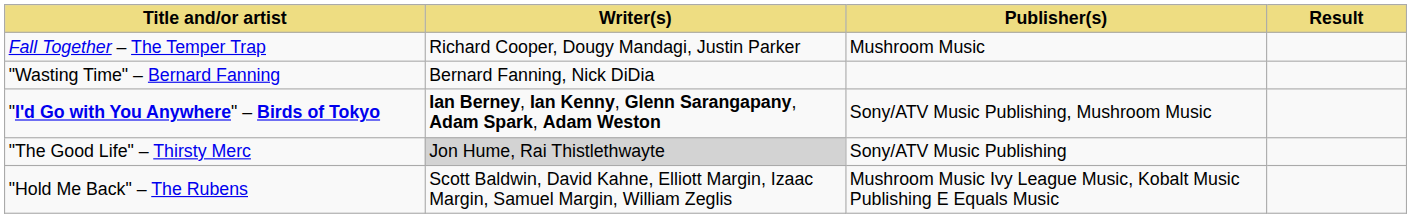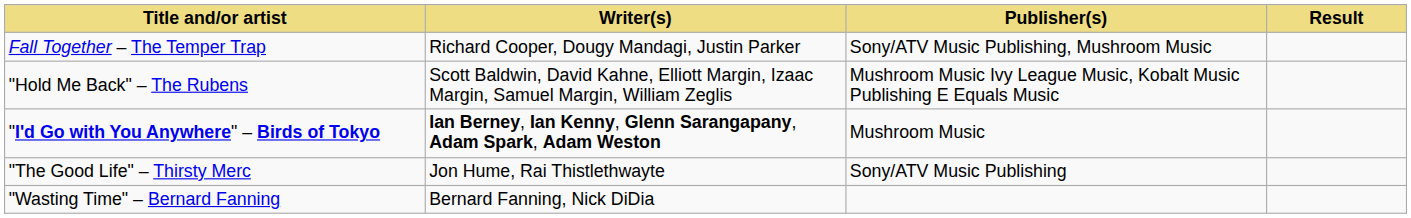(917, 46) Mushroom Music -> (1031, 46) Sony/ATV Music Publishing, Mushroom Music
rows swapped: (128, 189) <-> (144, 74)
(1031, 113) Sony/ATV Music Publishing, Mushroom Music -> (917, 133) Mushroom Music
(547, 151) lightgrey background -> (547, 171) no background
